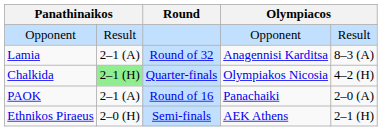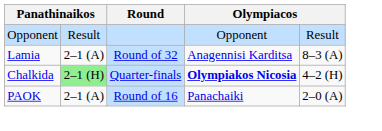(276, 75) normal -> (242, 75) bold
- row: (51, 116)
